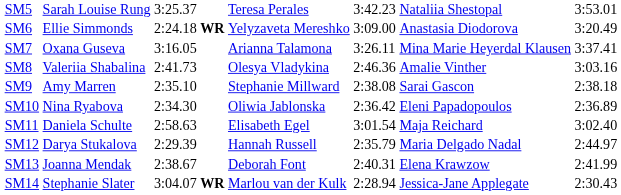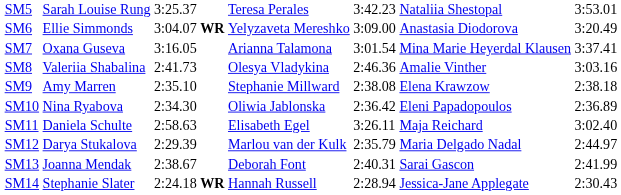(189, 28) 2:24.18 WR -> (189, 28) 3:04.07 WR
(374, 48) 3:26.11 -> (375, 48) 3:01.54
(437, 87) Sarai Gascon -> (445, 87) Elena Krawzow
(375, 125) 3:01.54 -> (374, 125) 3:26.11
(272, 145) Hannah Russell -> (287, 145) Marlou van der Kulk
(445, 164) Elena Krawzow -> (437, 164) Sarai Gascon
(189, 183) 3:04.07 WR -> (189, 183) 2:24.18 WR
(287, 183) Marlou van der Kulk -> (272, 183) Hannah Russell
